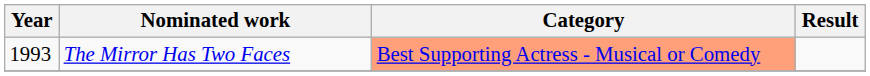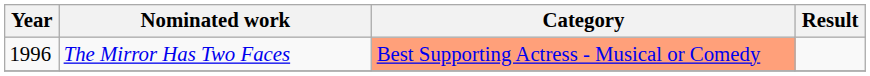(30, 53) 1993 -> (30, 53) 1996
